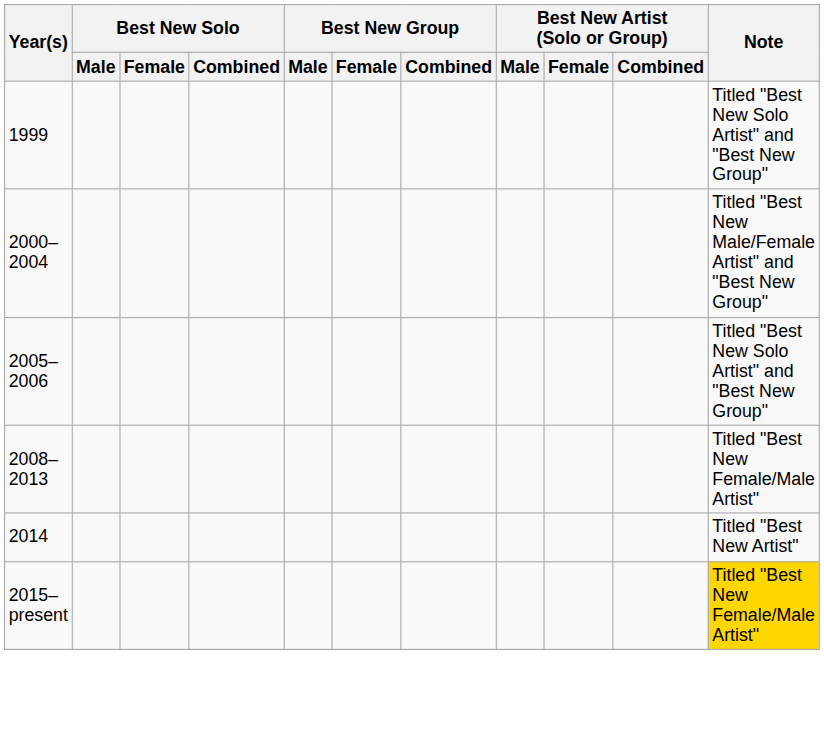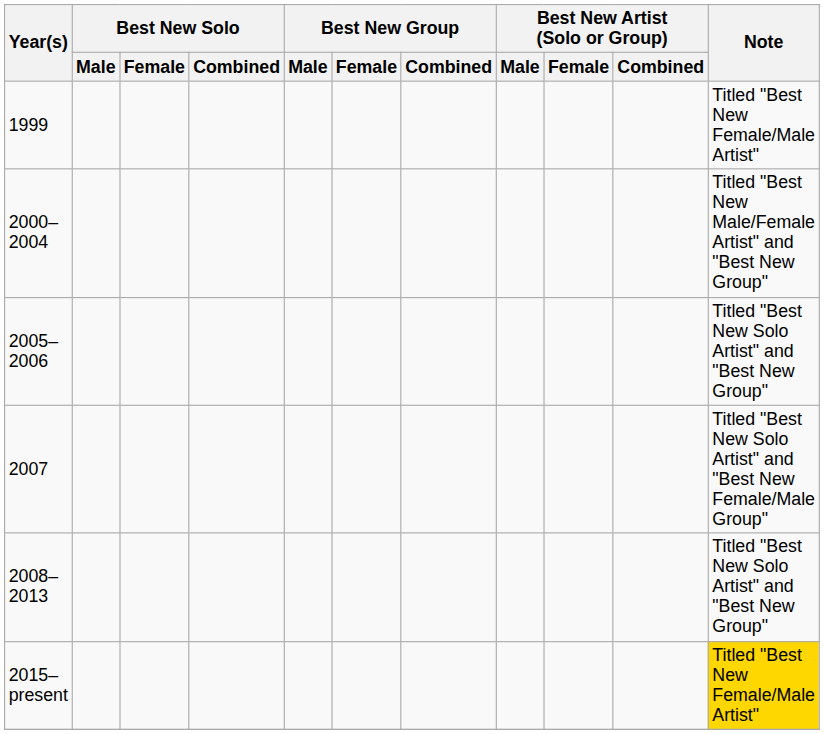(757, 134) Titled "Best New Solo Artist" and "Best New Group" -> (764, 124) Titled "Best New Female/Male Artist"
+ row: (28, 469)
(764, 469) Titled "Best New Female/Male Artist" -> (757, 587) Titled "Best New Solo Artist" and "Best New Group"
- row: (28, 537)
